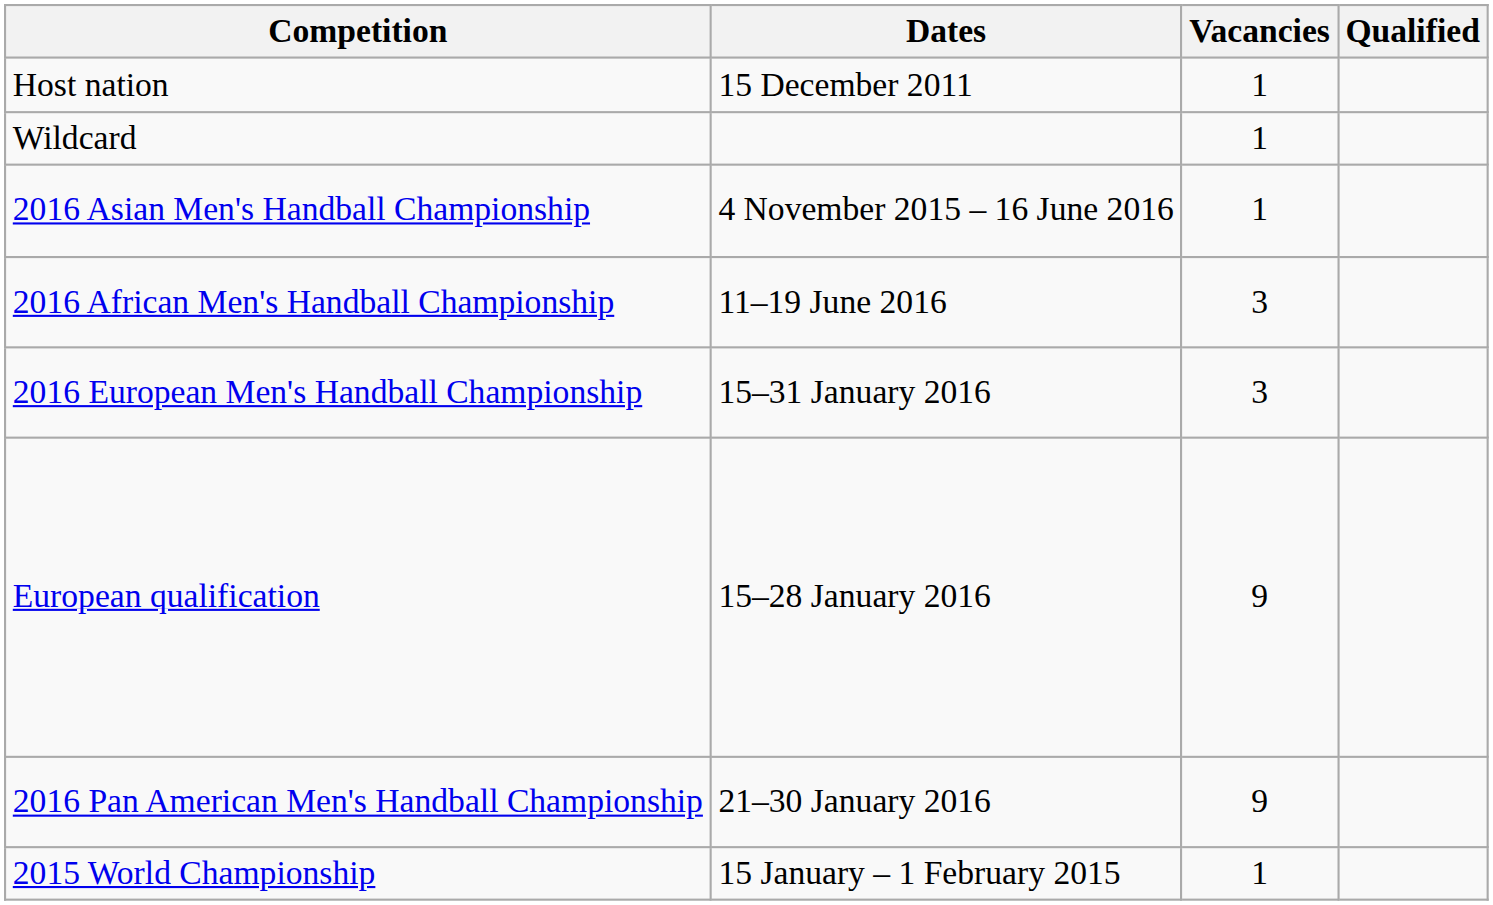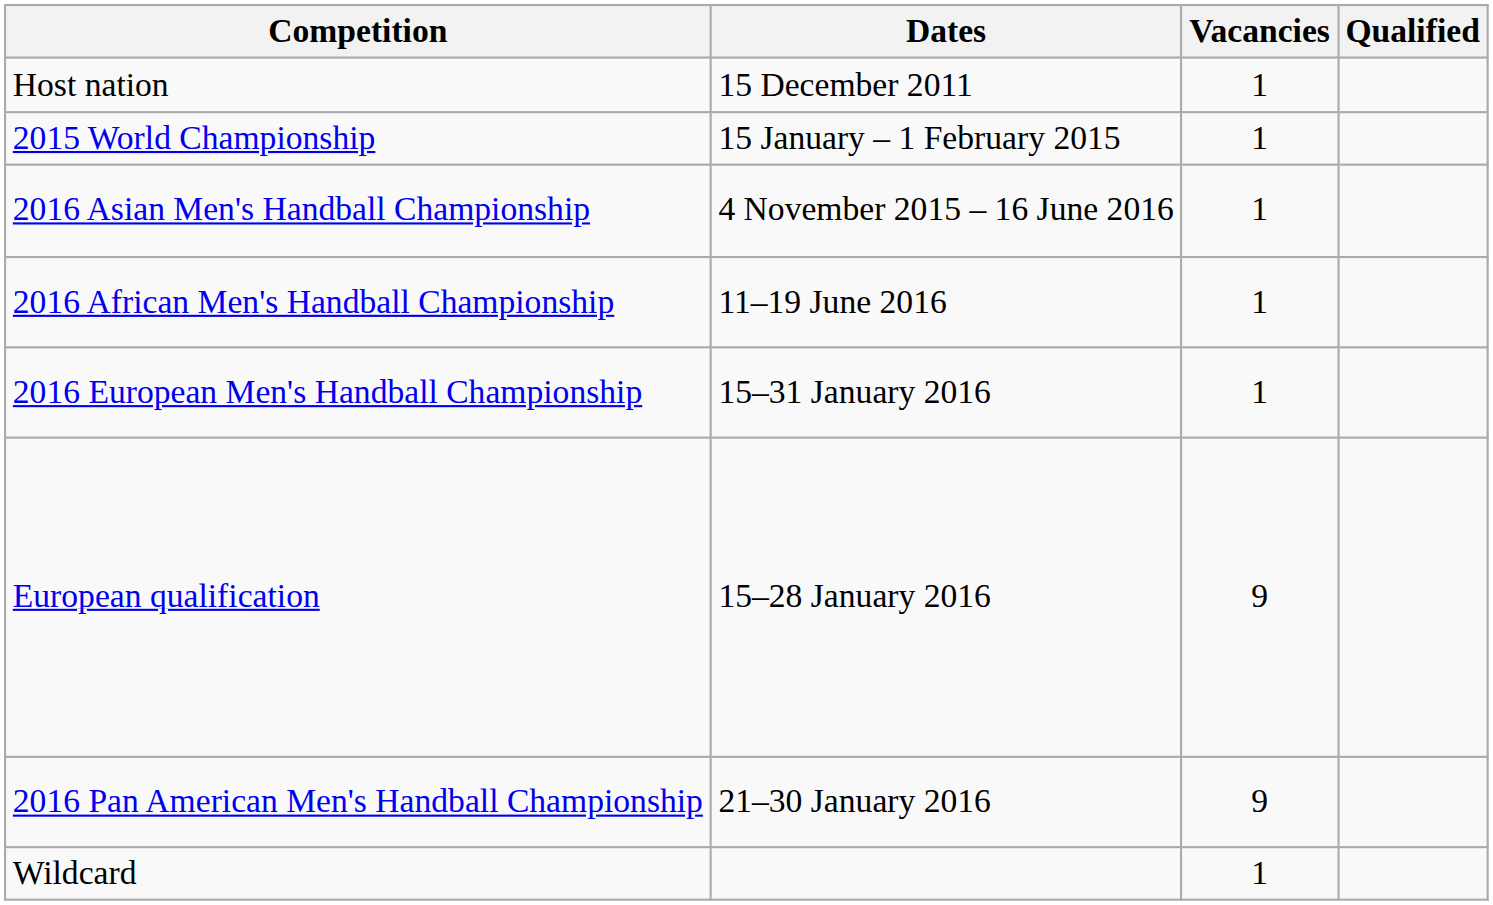rows swapped: (194, 873) <-> (75, 137)
(1260, 300) 3 -> (1260, 300) 1
(1260, 392) 3 -> (1260, 392) 1
